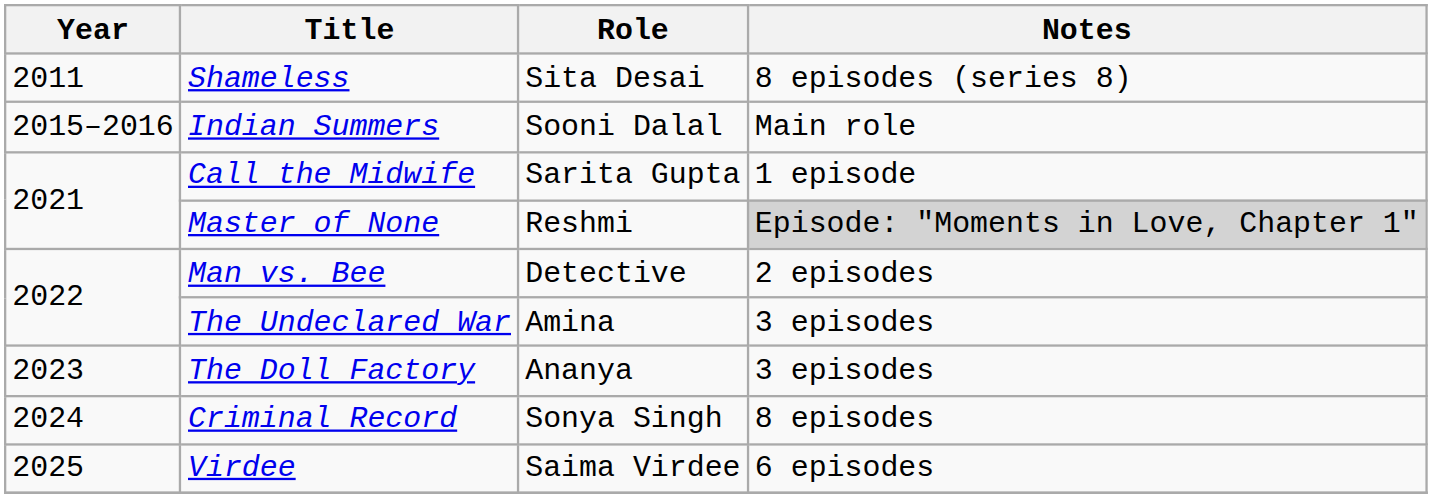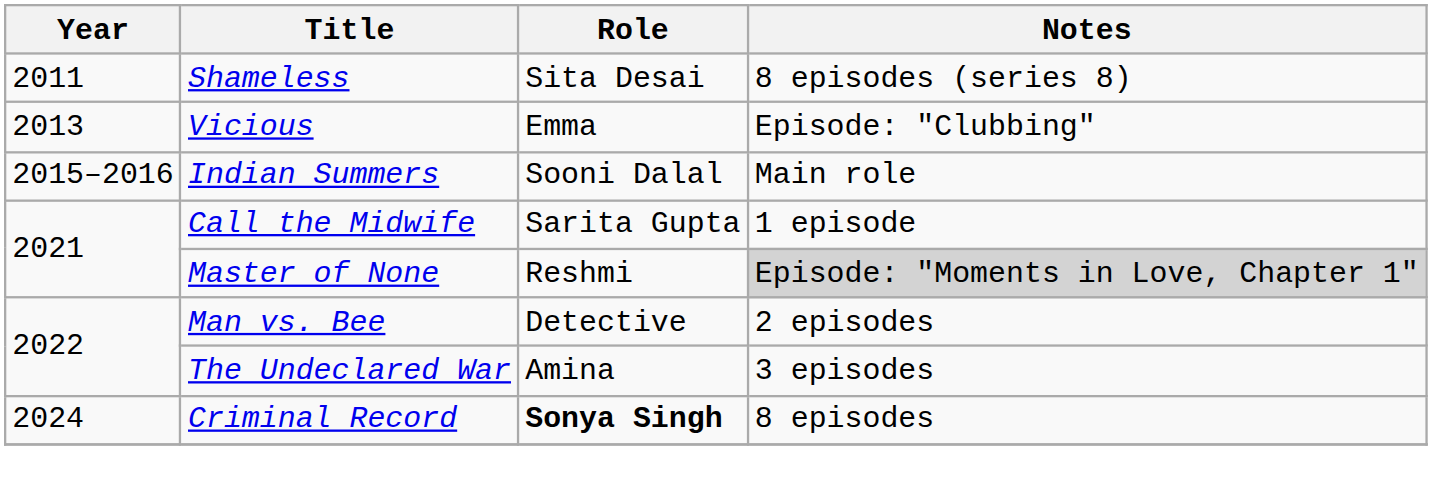+ row: (251, 127)
- row: (332, 371)
(624, 419) normal -> (624, 419) bold
- row: (242, 468)
